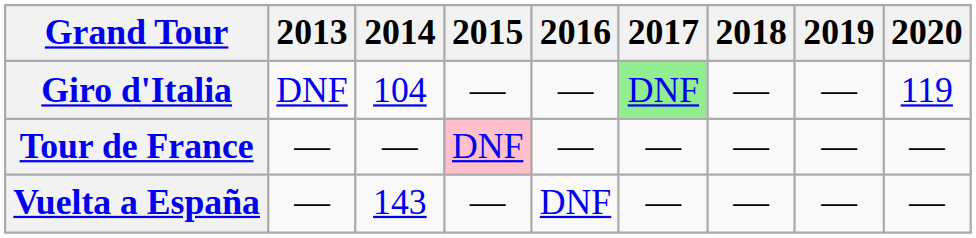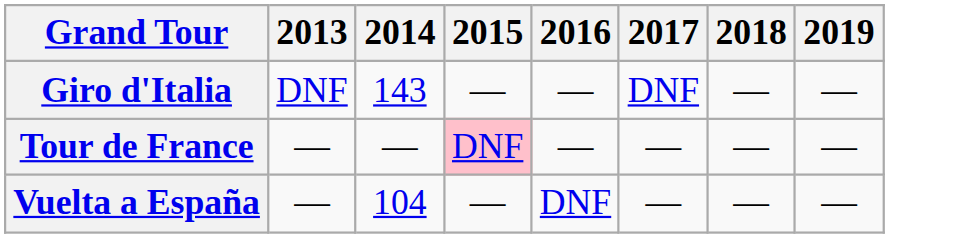- column: (927, 32)
(400, 89) 104 -> (400, 89) 143
(663, 89) lightgreen background -> (663, 89) no background
(400, 202) 143 -> (400, 202) 104
